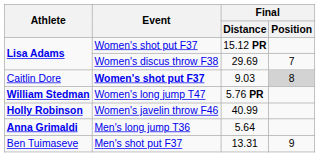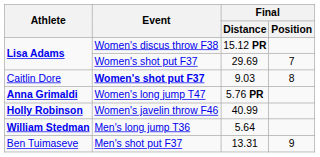(146, 46) Women's shot put F37 -> (156, 46) Women's discus throw F38
(156, 62) Women's discus throw F38 -> (146, 62) Women's shot put F37
(292, 78) lightgrey background -> (292, 78) no background
(48, 95) William Stedman -> (42, 95) Anna Grimaldi
(42, 128) Anna Grimaldi -> (48, 128) William Stedman
